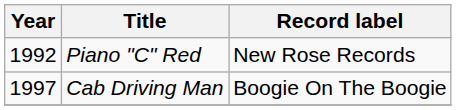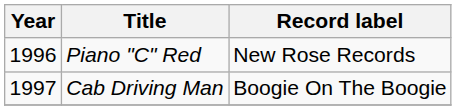(33, 54) 1992 -> (33, 54) 1996
